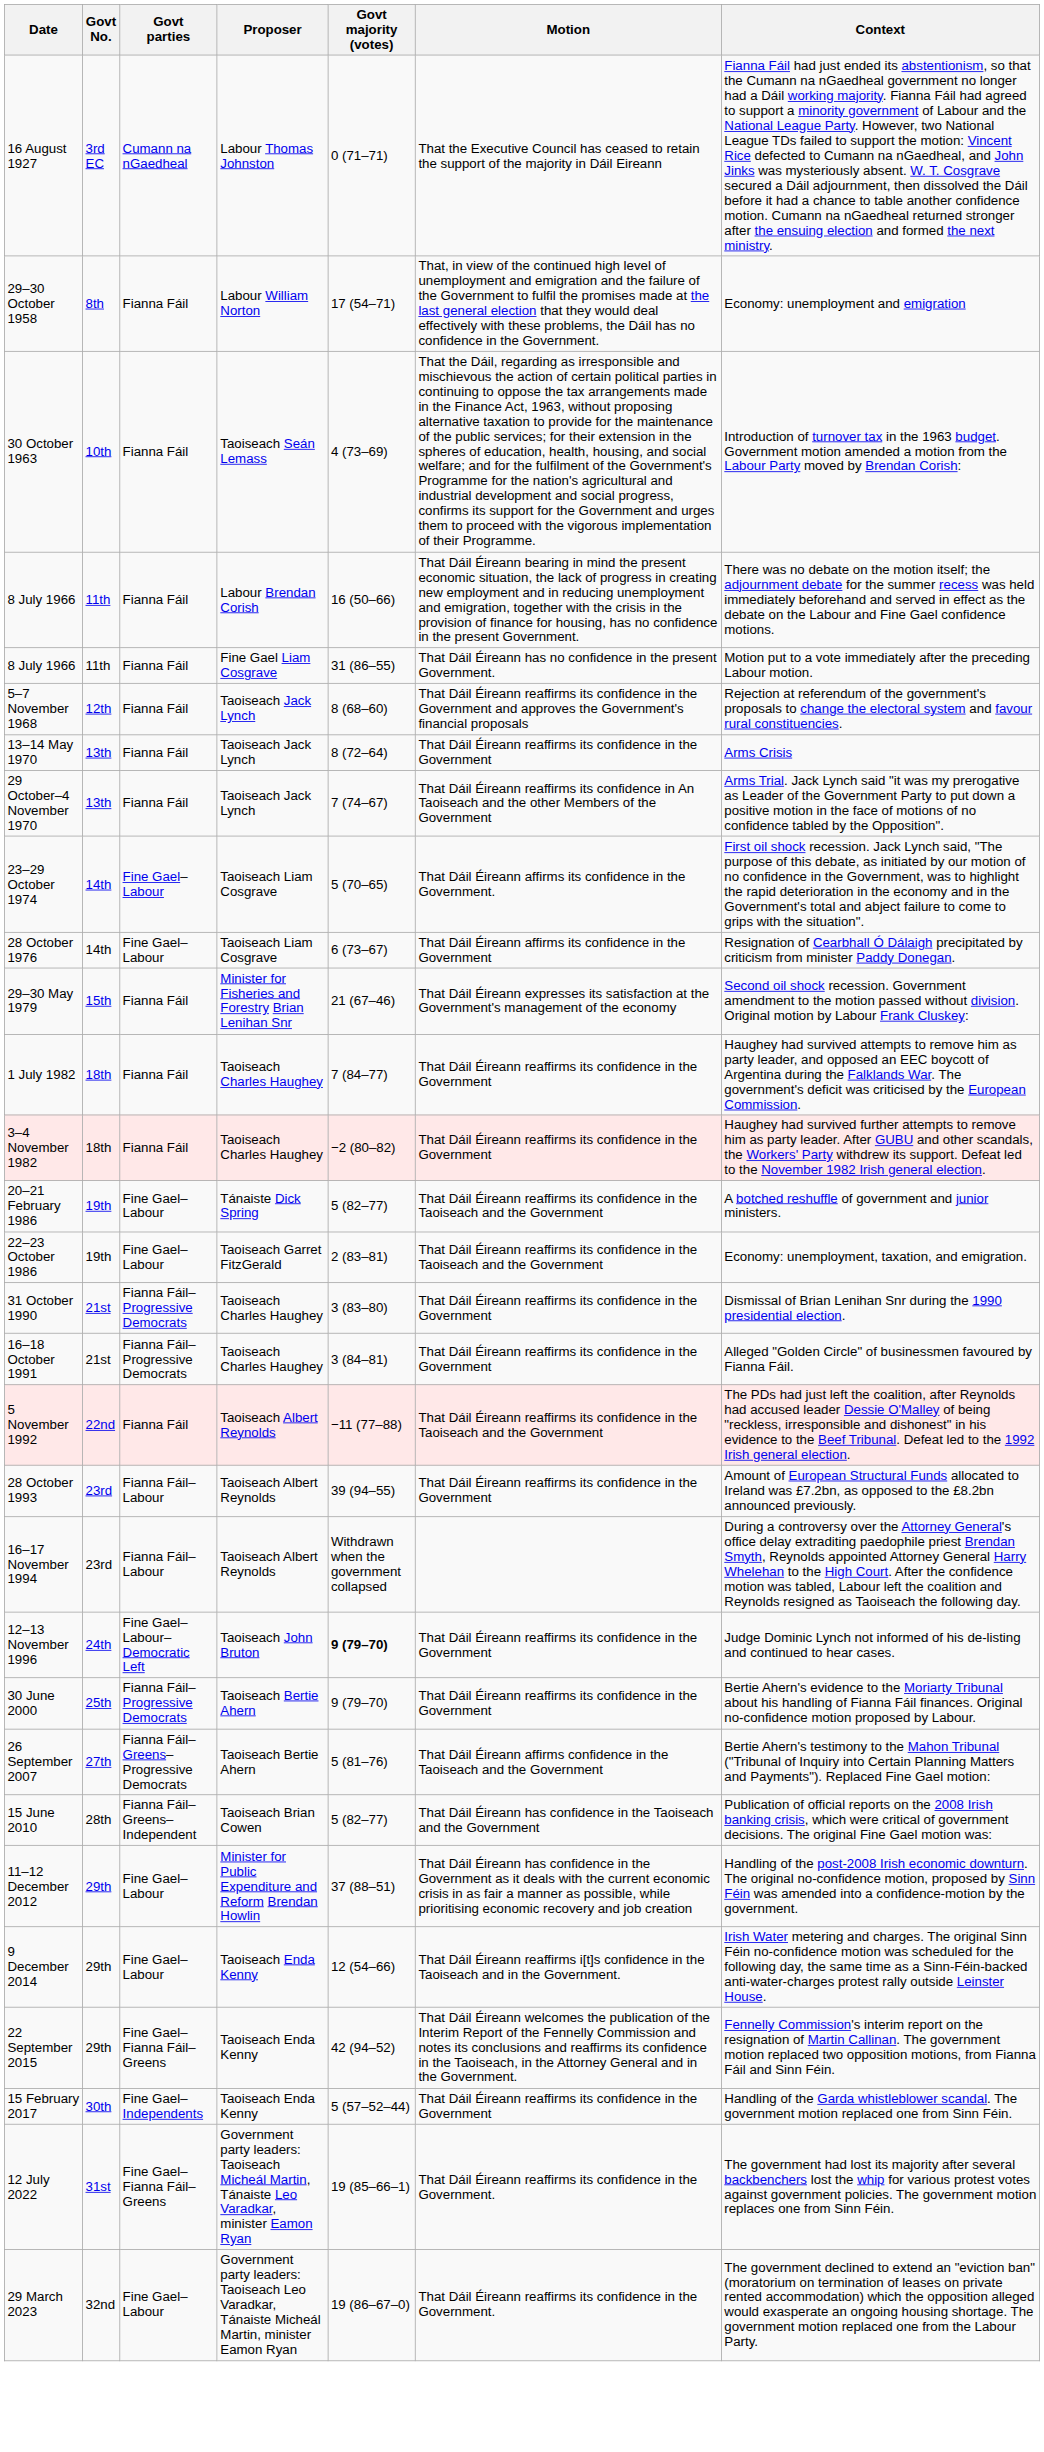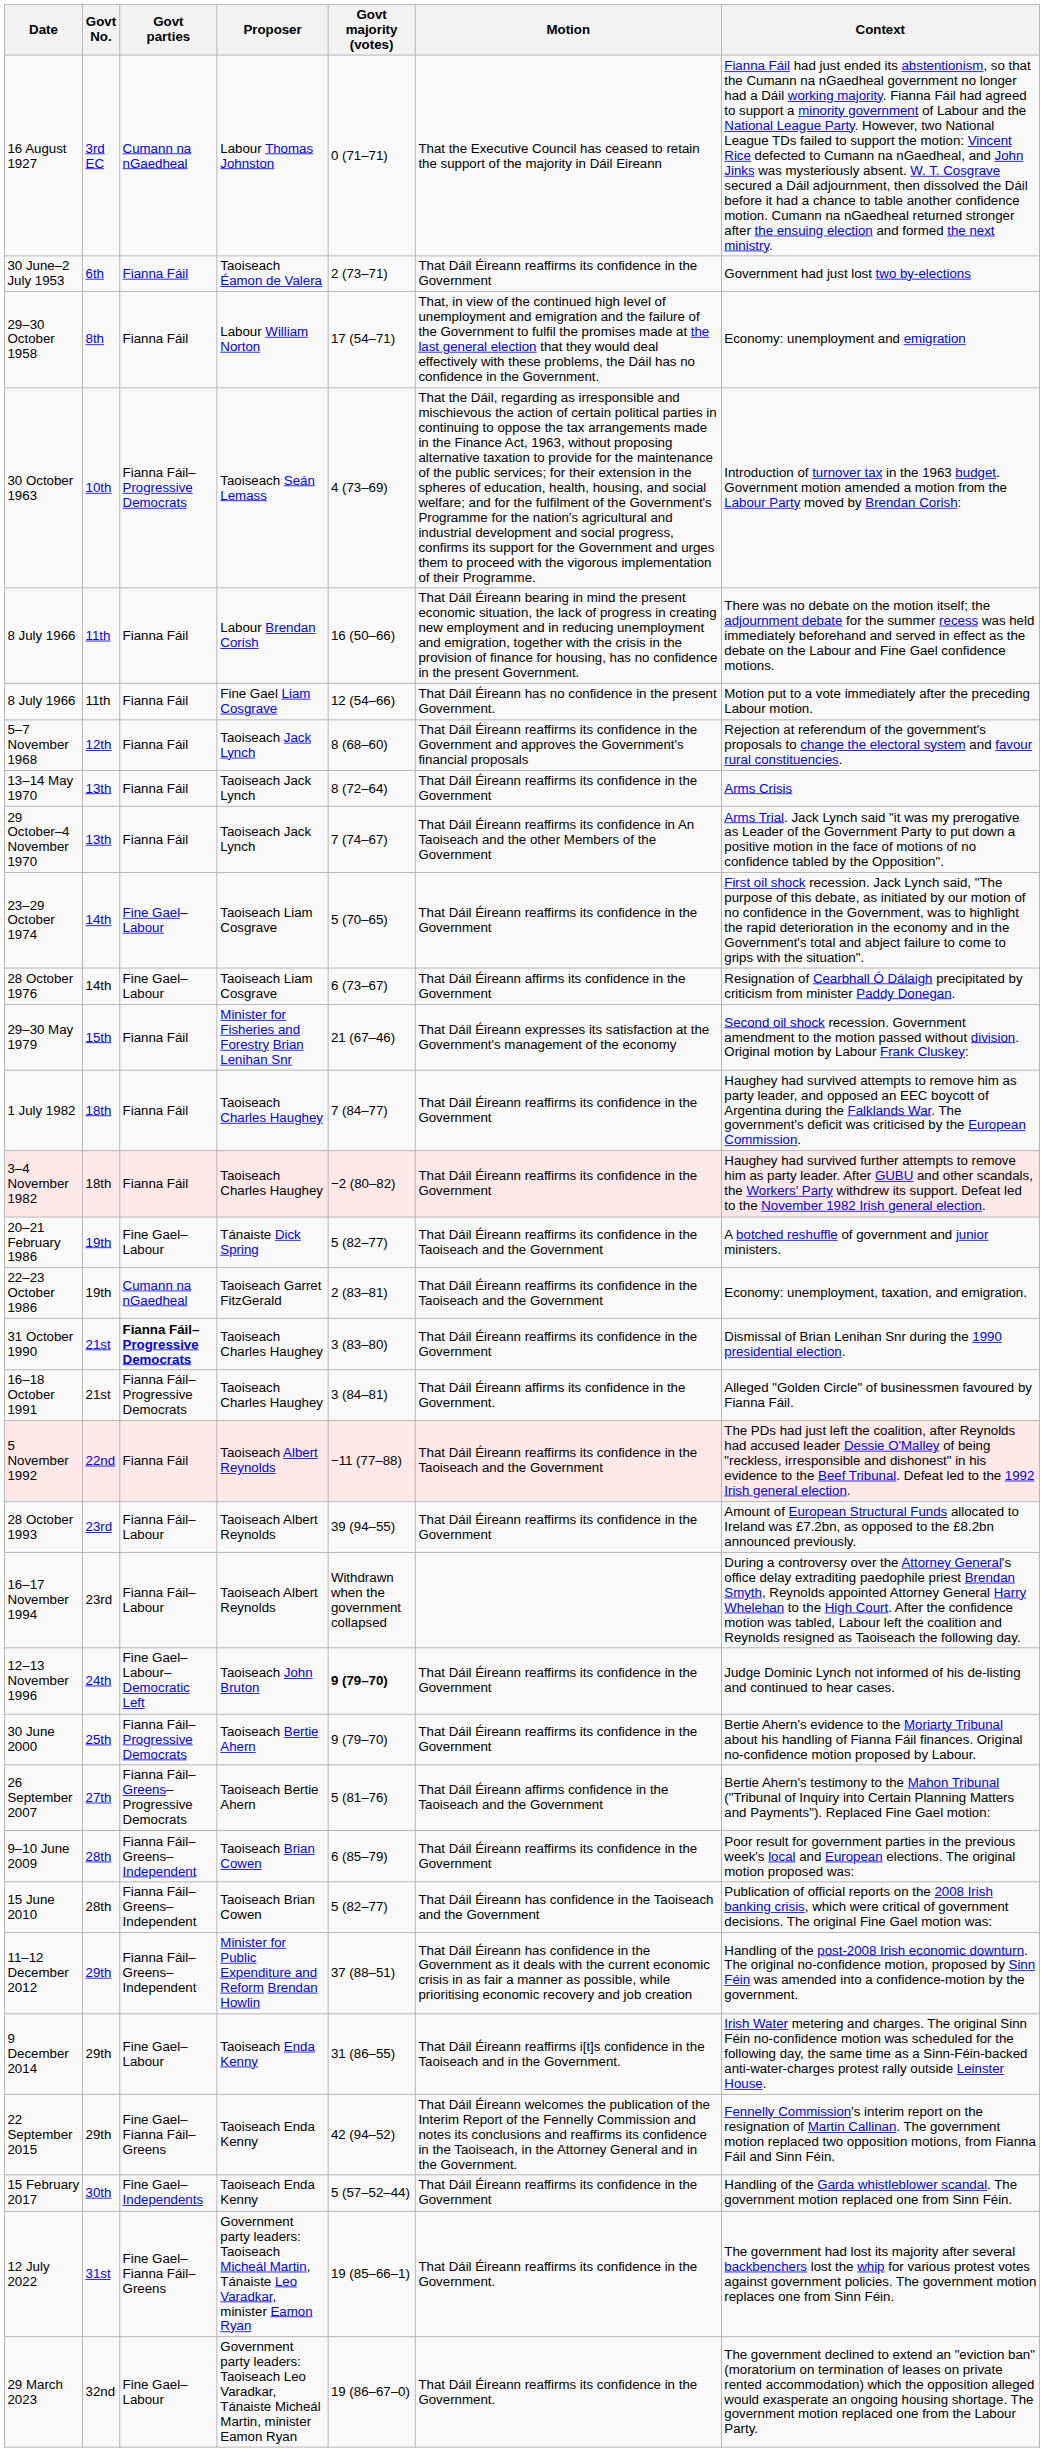+ row: (38, 273)
(155, 451) Fianna Fáil -> (159, 487) Fianna Fáil–Progressive Democrats
(363, 665) 31 (86–55) -> (363, 701) 12 (54–66)
(552, 884) That Dáil Éireann affirms its confidence in the Government. -> (558, 920) That Dáil Éireann reaffirms its confidence in the Government
(155, 1257) Fine Gael–Labour -> (157, 1293) Cumann na nGaedheal
(159, 1308) normal -> (161, 1344) bold
(558, 1359) That Dáil Éireann reaffirms its confidence in the Government -> (552, 1395) That Dáil Éireann affirms its confidence in the Government.
+ row: (38, 1856)
(155, 1886) Fine Gael–Labour -> (160, 1973) Fianna Fáil–Greens–Independent
(363, 1966) 12 (54–66) -> (363, 2053) 31 (86–55)
